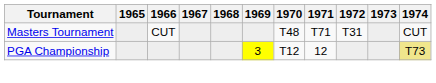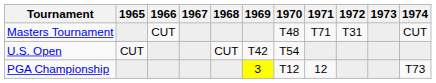+ row: (34, 51)
(415, 51) khaki background -> (415, 69) no background
